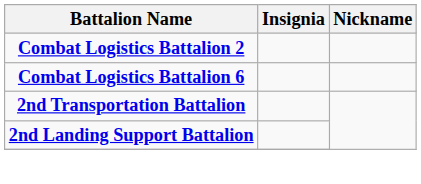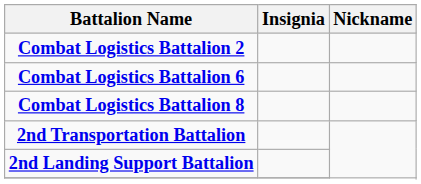+ row: (131, 105)
